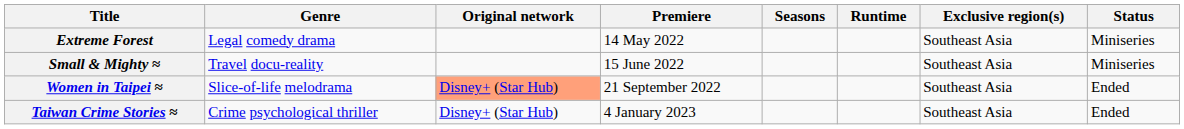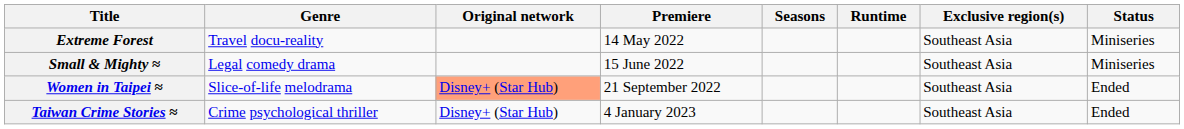(272, 40) Legal comedy drama -> (266, 40) Travel docu-reality
(266, 64) Travel docu-reality -> (272, 64) Legal comedy drama
